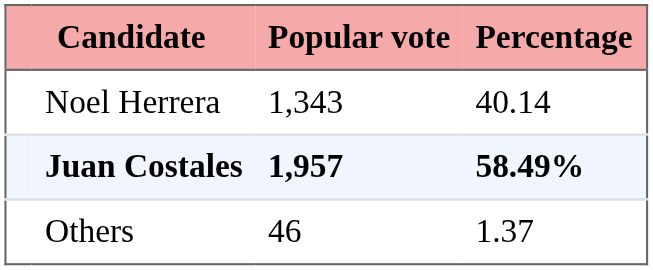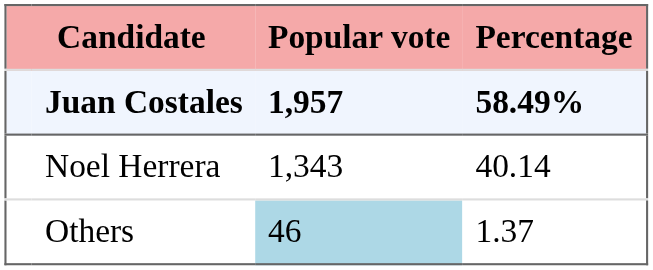rows swapped: (144, 166) <-> (133, 101)
(285, 231) no background -> (285, 231) lightblue background
